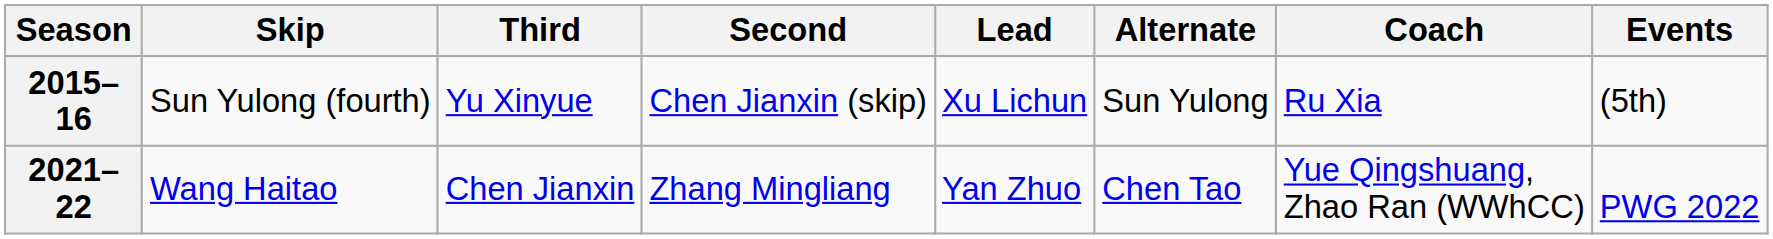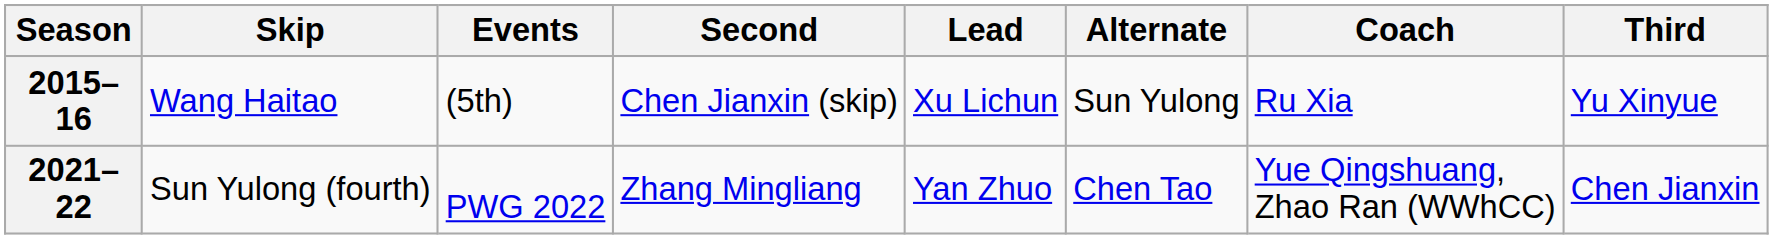columns swapped: (540, 30) <-> (1680, 30)
(290, 100) Sun Yulong (fourth) -> (244, 100) Wang Haitao
(244, 188) Wang Haitao -> (290, 188) Sun Yulong (fourth)
